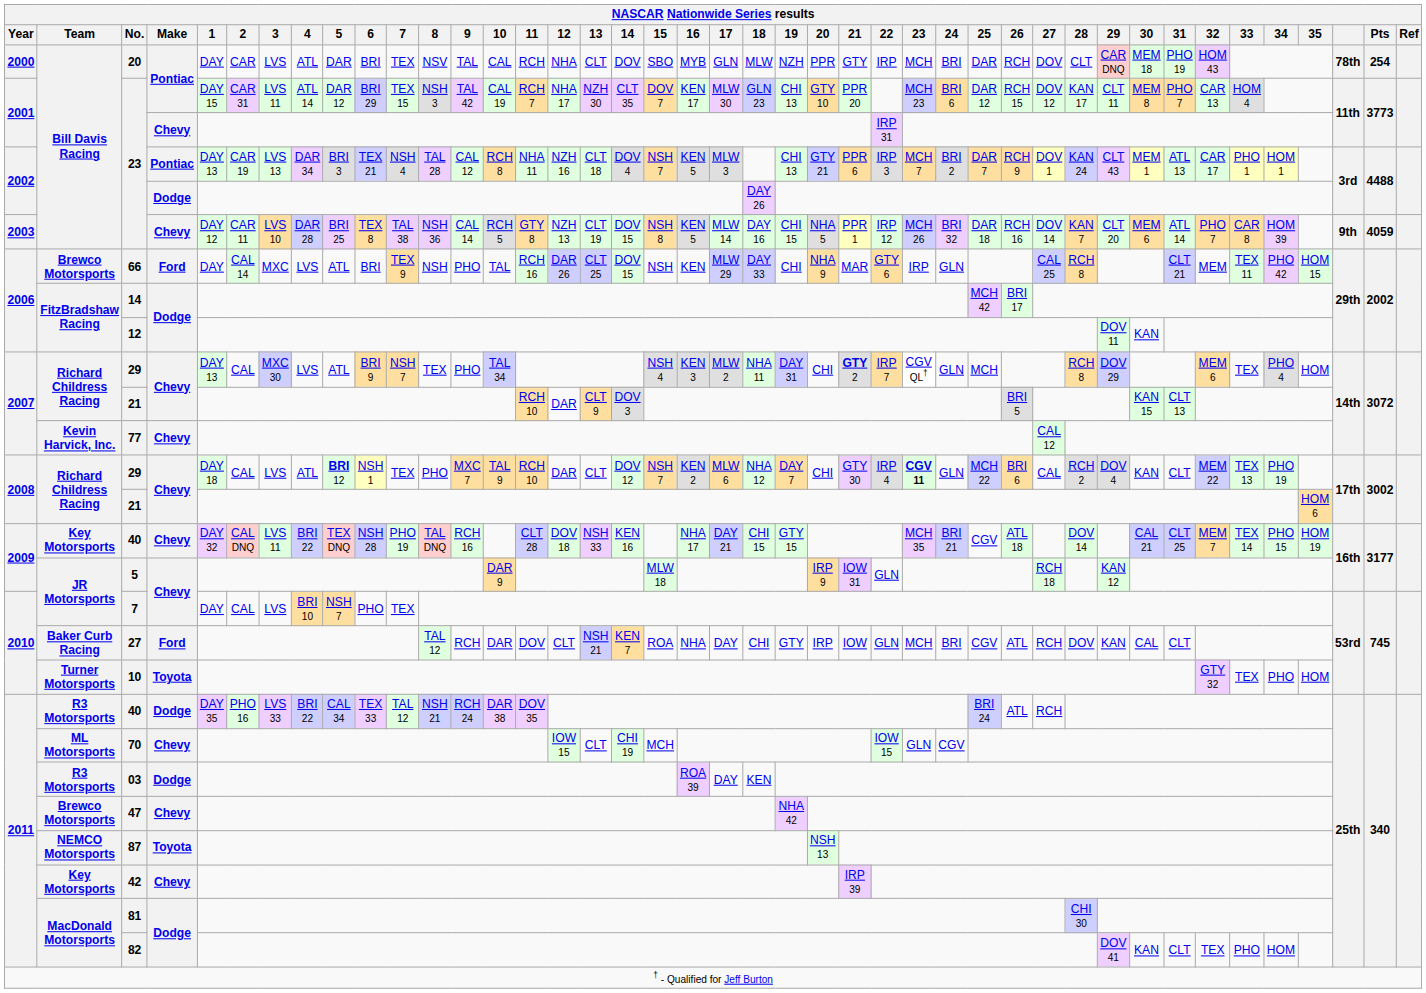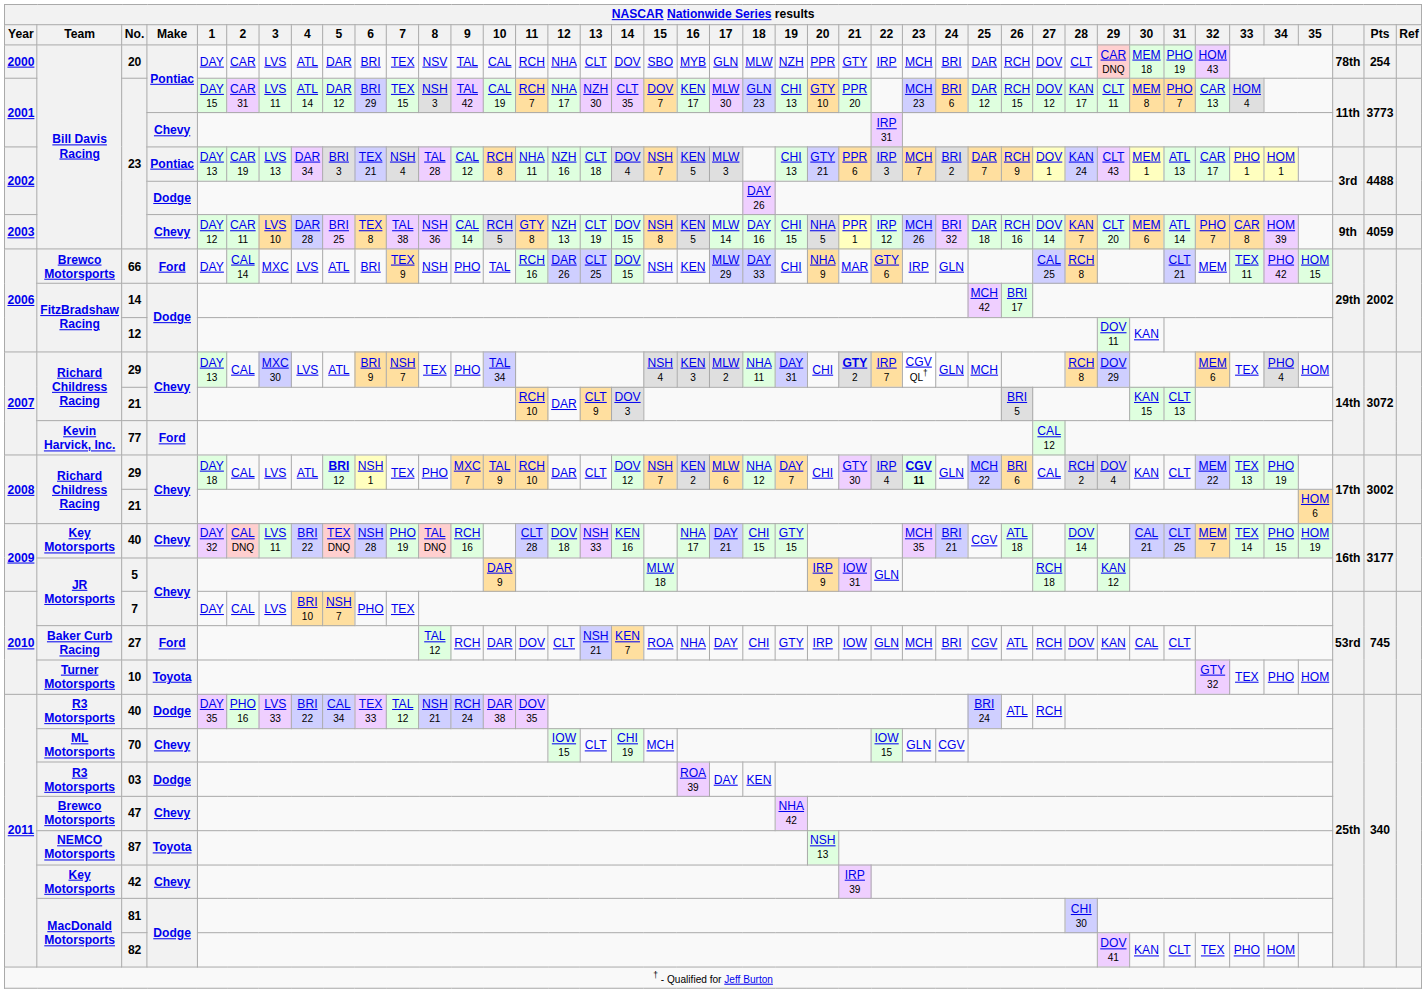(172, 438) Chevy -> (172, 438) Ford
